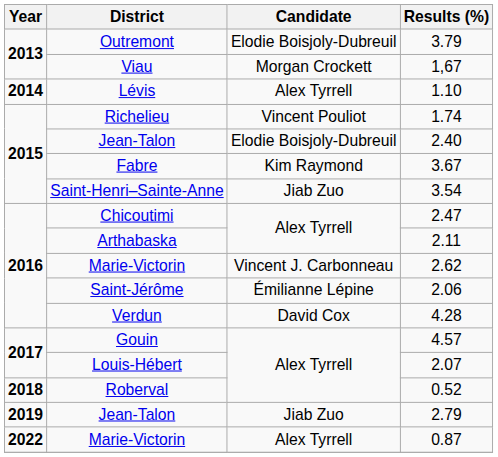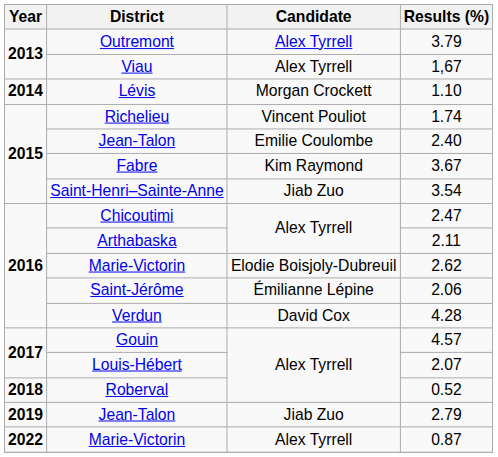(314, 41) Elodie Boisjoly-Dubreuil -> (314, 41) Alex Tyrrell
(314, 66) Morgan Crockett -> (314, 66) Alex Tyrrell
(314, 91) Alex Tyrrell -> (314, 91) Morgan Crockett
(314, 141) Elodie Boisjoly-Dubreuil -> (314, 141) Emilie Coulombe
(314, 265) Vincent J. Carbonneau -> (314, 265) Elodie Boisjoly-Dubreuil
